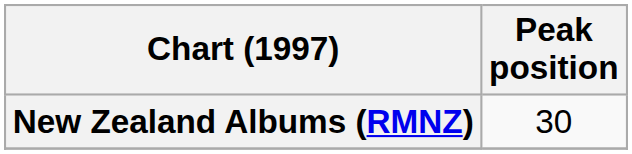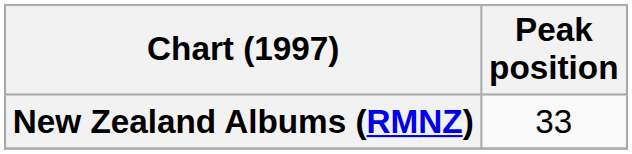(554, 121) 30 -> (554, 121) 33
